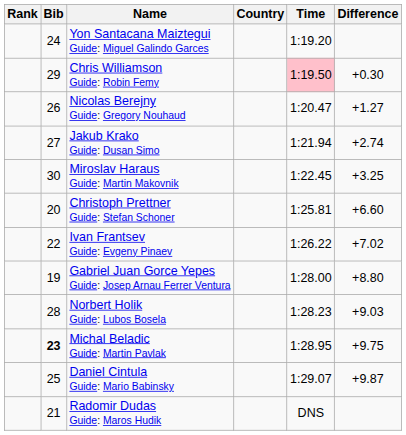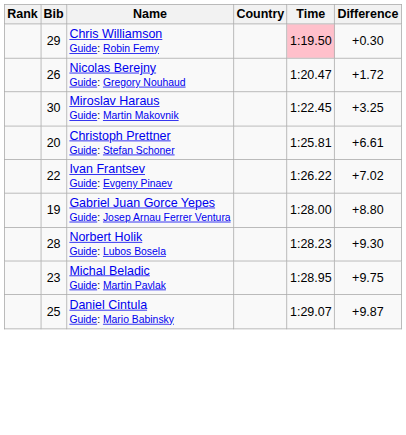- row: (140, 41)
(368, 108) +1.27 -> (368, 75) +1.72
- row: (114, 142)
(368, 210) +6.60 -> (368, 142) +6.61
(368, 311) +9.03 -> (368, 244) +9.30
(54, 345) bold -> (54, 278) normal
- row: (115, 413)
